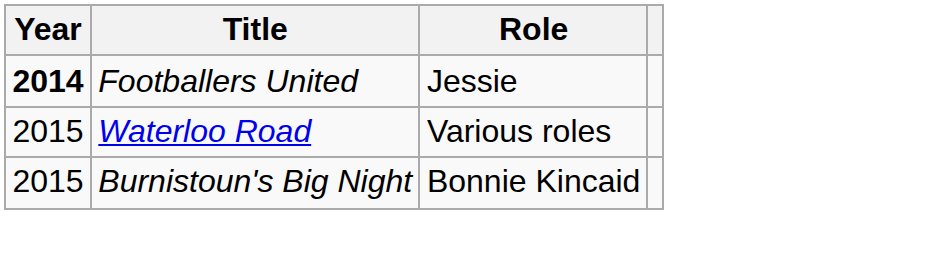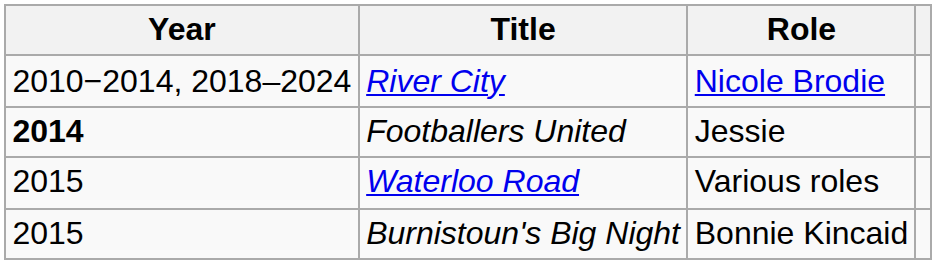+ row: (436, 80)
